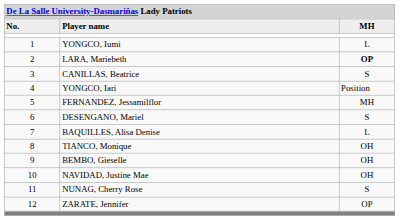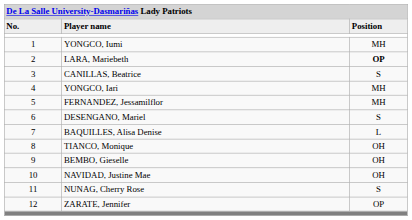(367, 26) MH -> (367, 26) Position
(367, 45) L -> (378, 45) MH
(355, 88) Position -> (378, 88) MH
